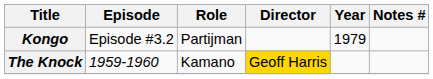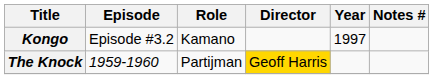(211, 39) Partijman -> (208, 39) Kamano
(350, 39) 1979 -> (350, 39) 1997
(208, 62) Kamano -> (211, 62) Partijman
